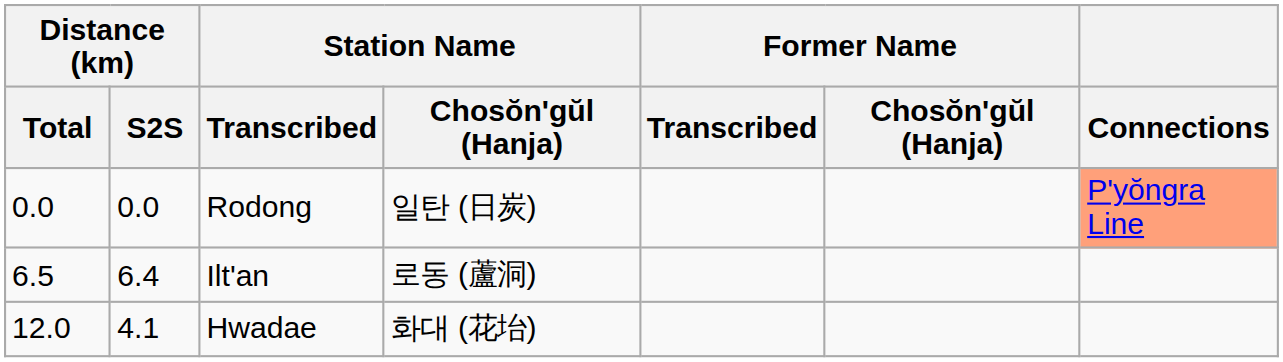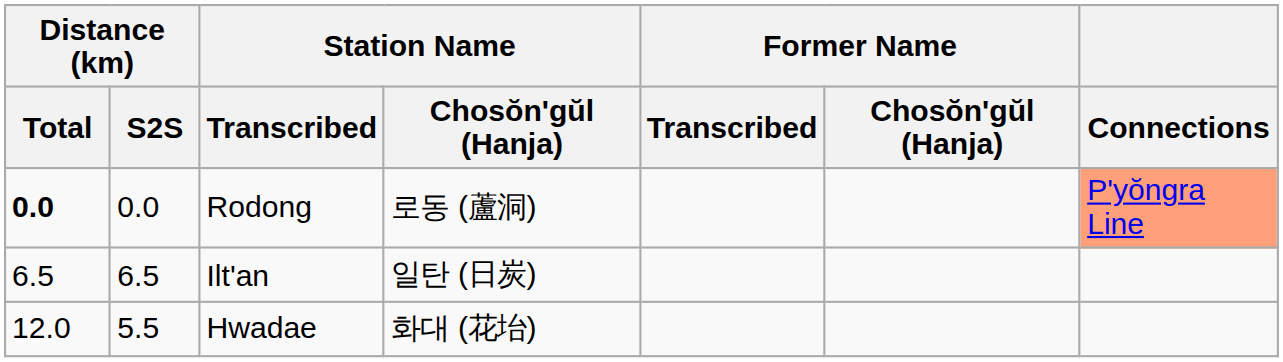(33, 208) normal -> (33, 208) bold
(464, 207) 일탄 (日炭) -> (464, 207) 로동 (蘆洞)
(138, 275) 6.4 -> (138, 275) 6.5
(464, 274) 로동 (蘆洞) -> (464, 274) 일탄 (日炭)
(138, 329) 4.1 -> (138, 329) 5.5
